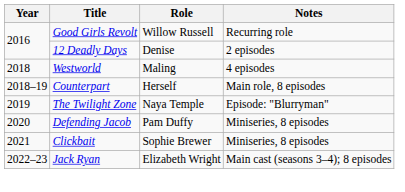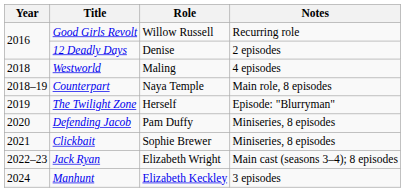(159, 86) Herself -> (173, 86) Naya Temple
(173, 104) Naya Temple -> (159, 104) Herself
+ row: (73, 178)
